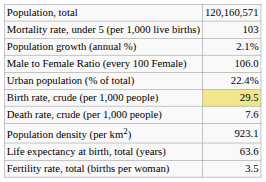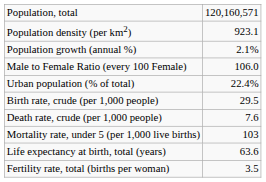rows swapped: (69, 133) <-> (103, 30)
(249, 98) khaki background -> (249, 100) no background
